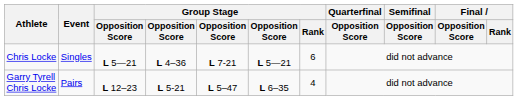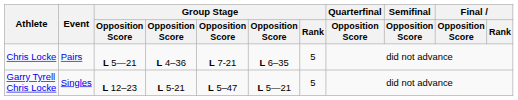(76, 57) Singles -> (72, 57) Pairs
(274, 62) L 5―21 -> (274, 62) L 6–35
(313, 57) 6 -> (313, 57) 5
(72, 83) Pairs -> (76, 83) Singles
(274, 88) L 6–35 -> (274, 88) L 5―21
(313, 83) 4 -> (313, 83) 5
